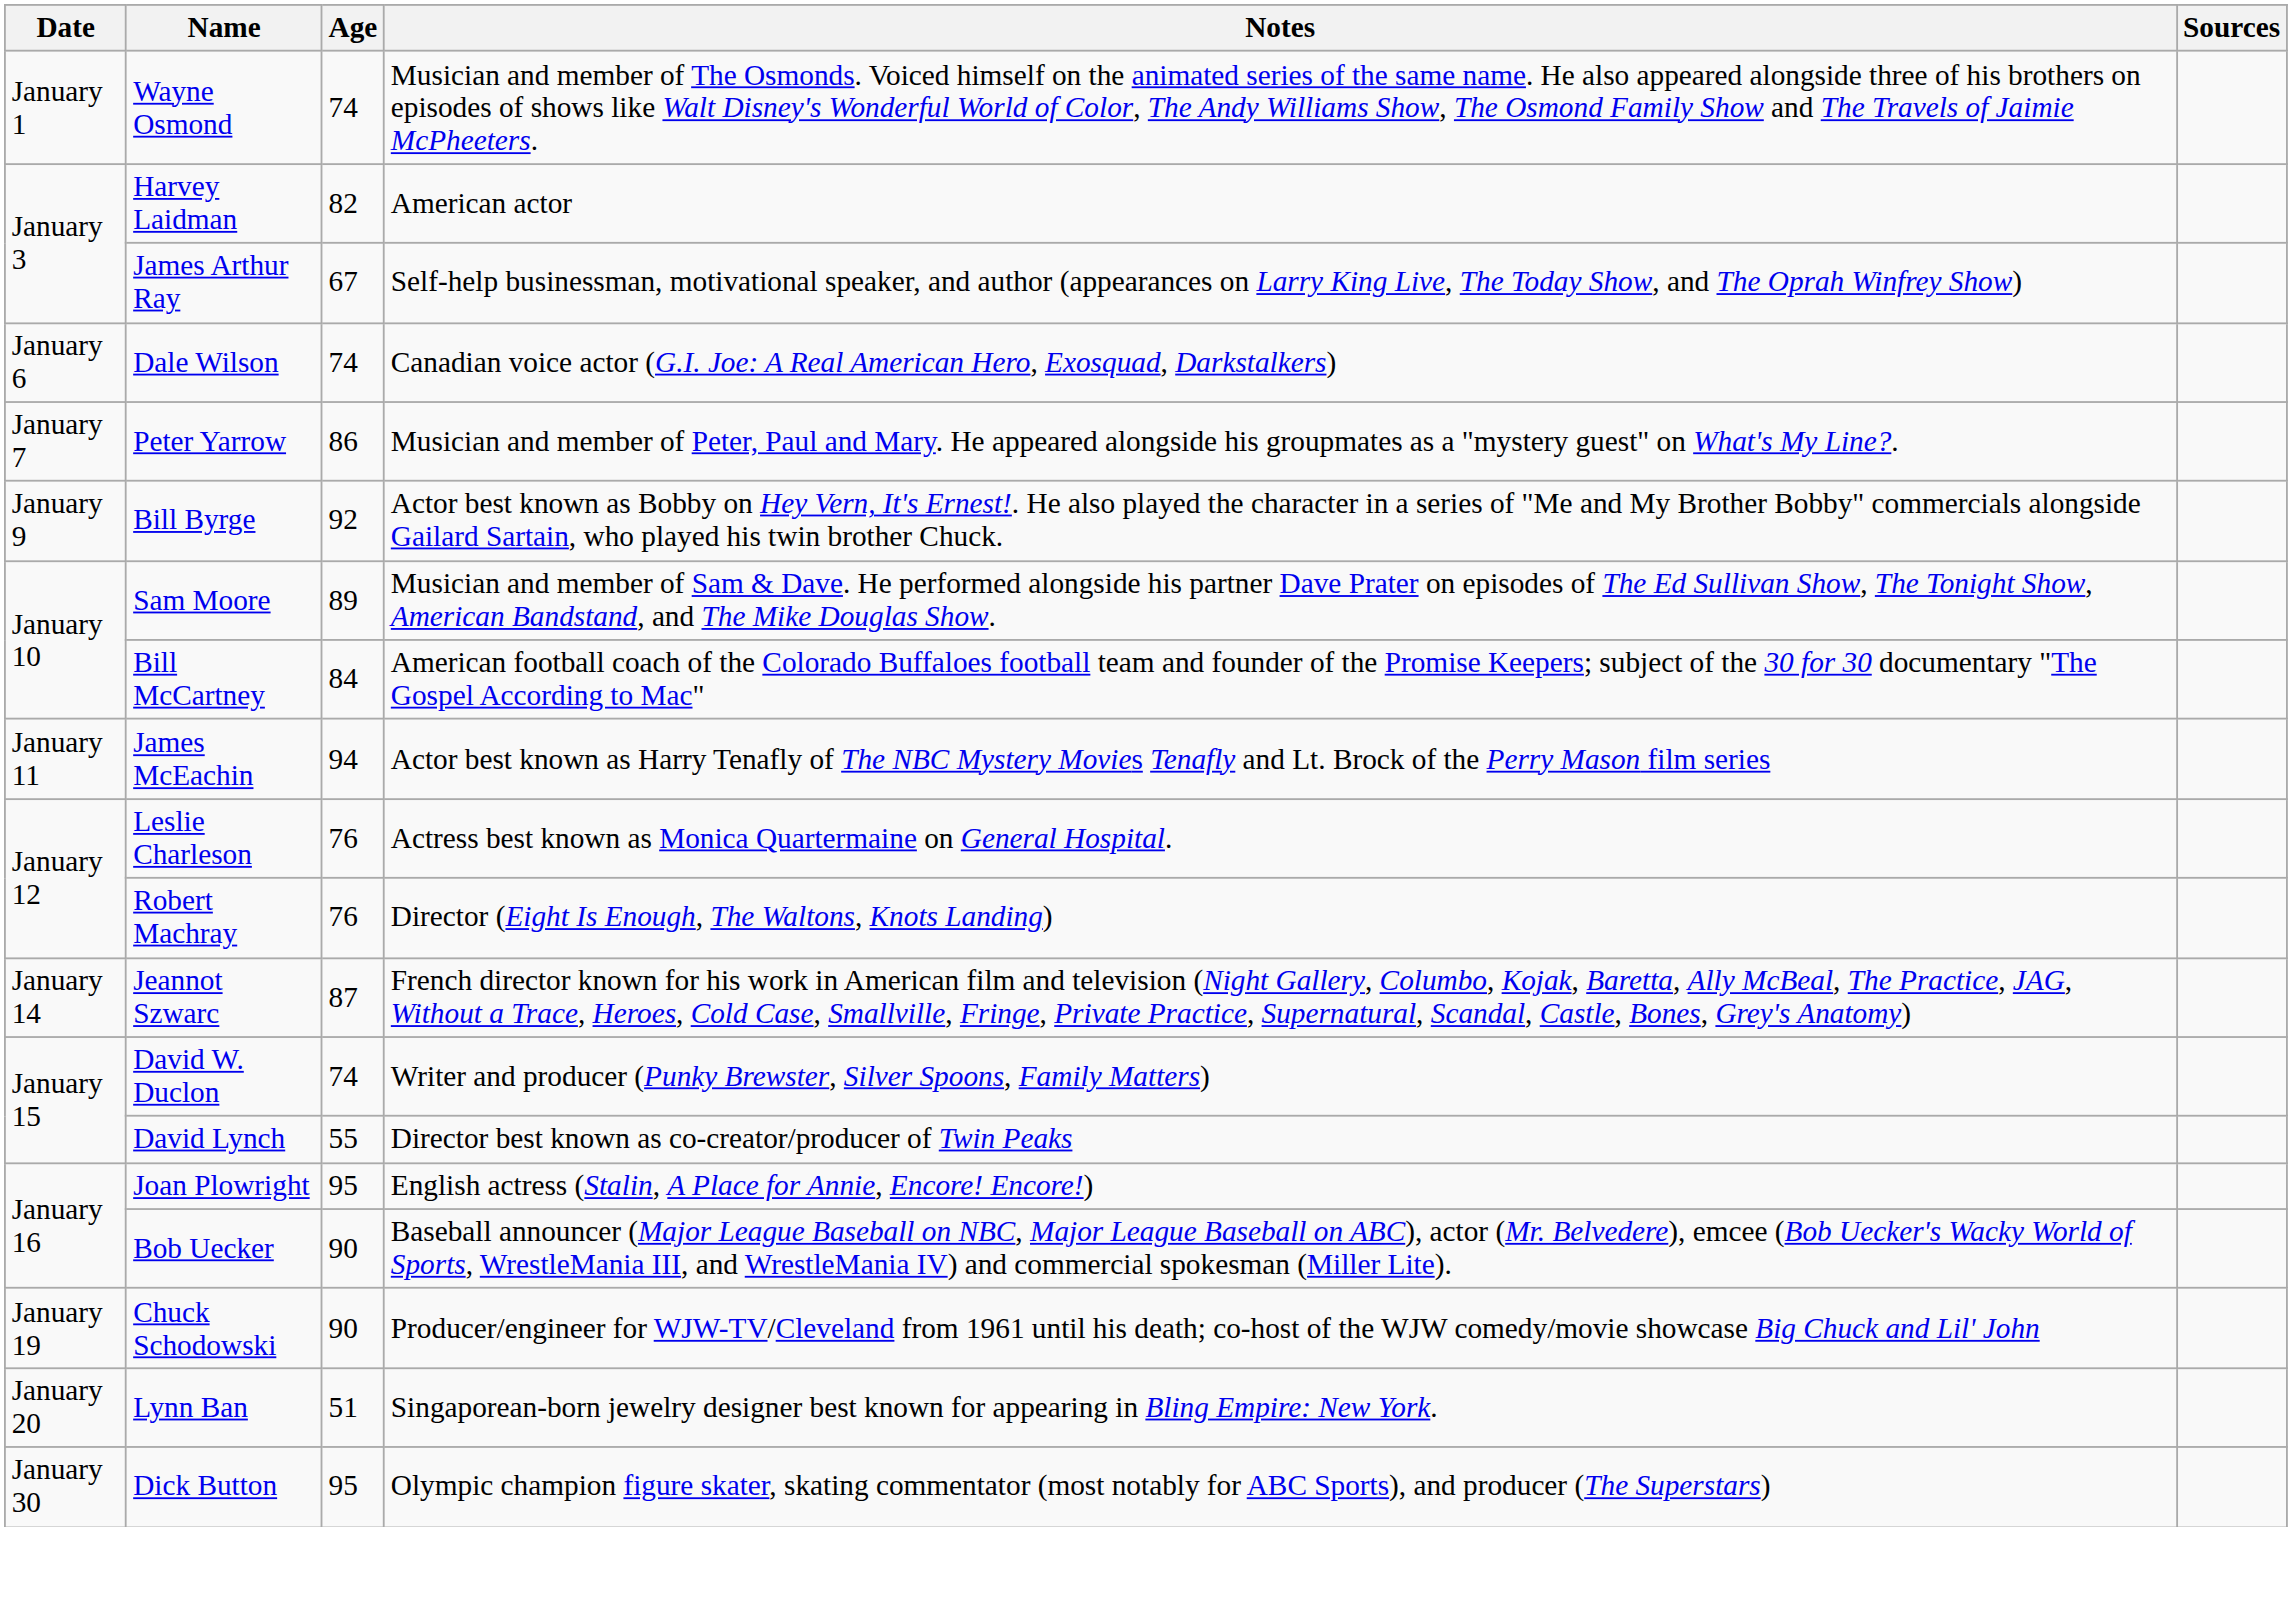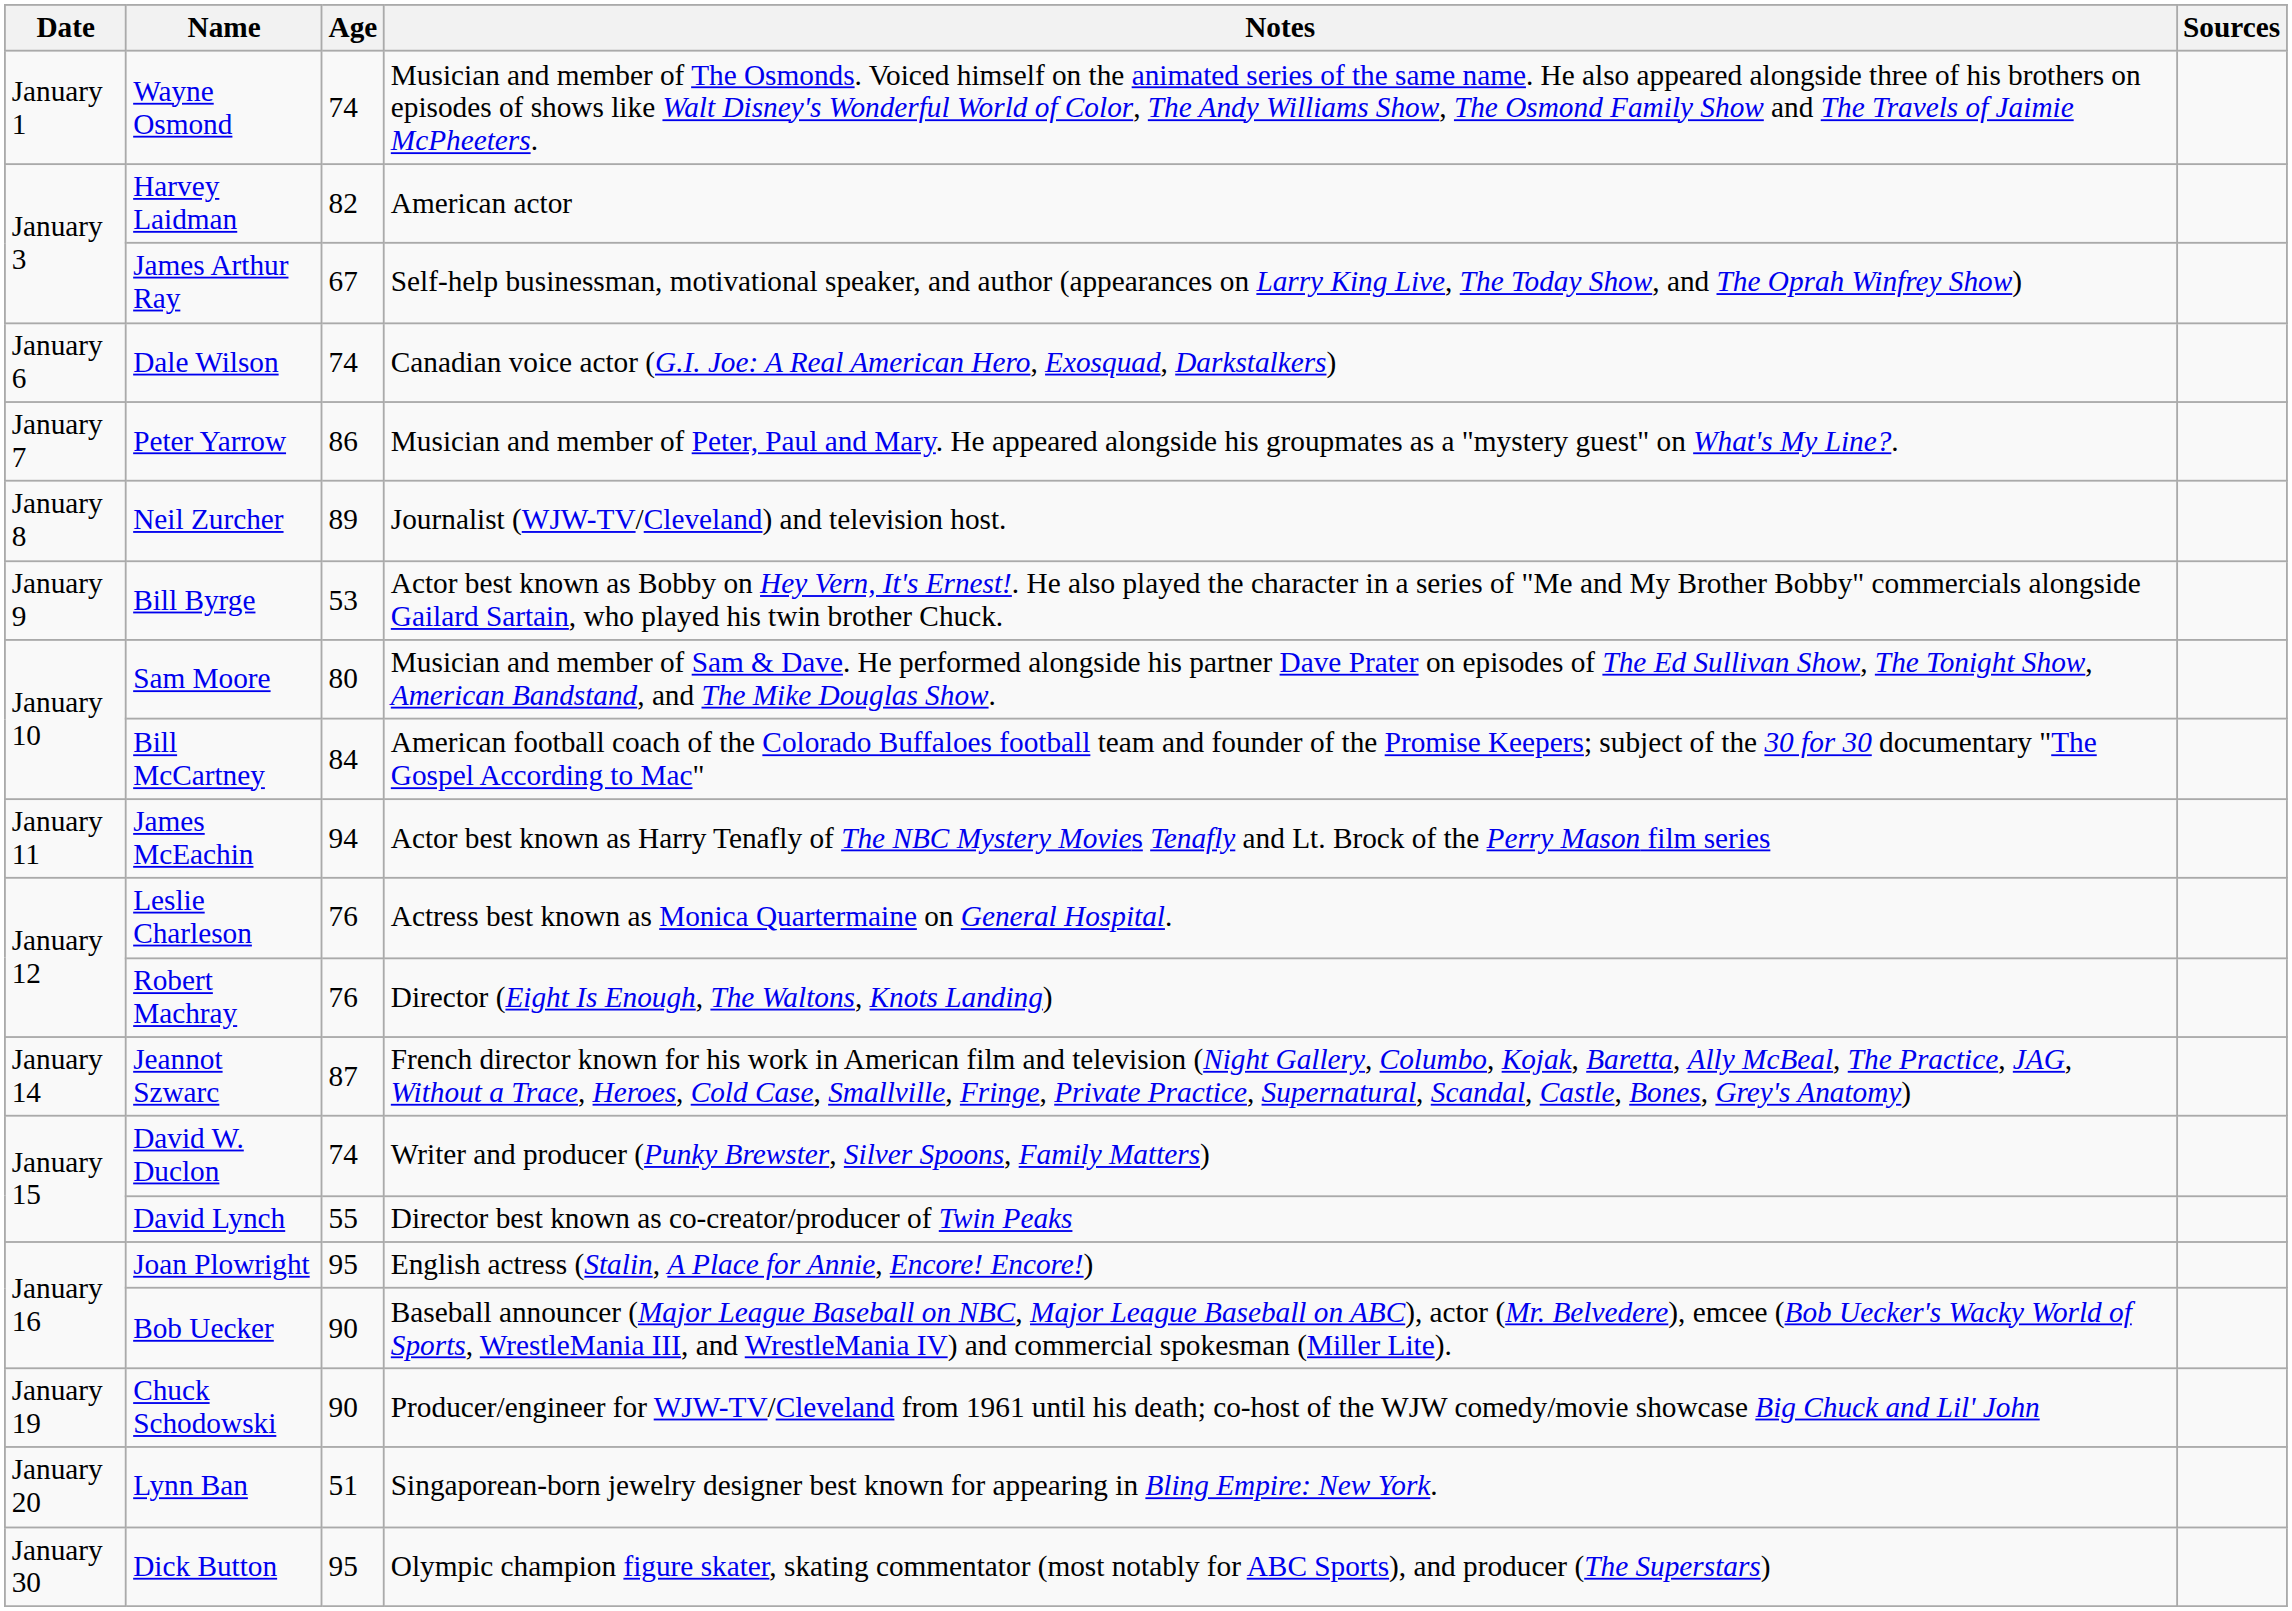+ row: (208, 520)
(343, 520) 92 -> (343, 599) 53
(343, 599) 89 -> (343, 679) 80
